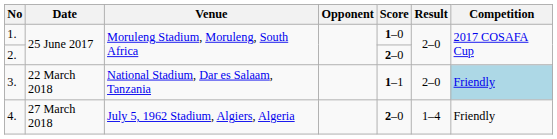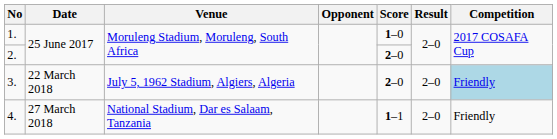(190, 81) National Stadium, Dar es Salaam, Tanzania -> (201, 81) July 5, 1962 Stadium, Algiers, Algeria
(394, 81) 1–1 -> (394, 81) 2–0
(201, 116) July 5, 1962 Stadium, Algiers, Algeria -> (190, 116) National Stadium, Dar es Salaam, Tanzania
(394, 116) 2–0 -> (394, 116) 1–1
(431, 116) 1–4 -> (431, 116) 2–0
